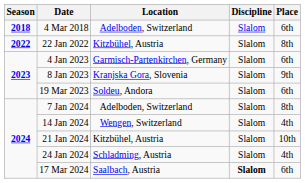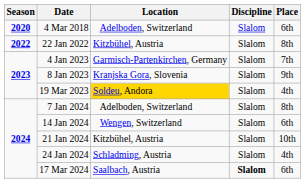(21, 28) 2018 -> (21, 28) 2020
(287, 59) 6th -> (287, 59) 7th
(123, 91) no background -> (123, 91) gold background
(287, 91) 6th -> (287, 91) 4th
(287, 123) 4th -> (287, 123) 6th
